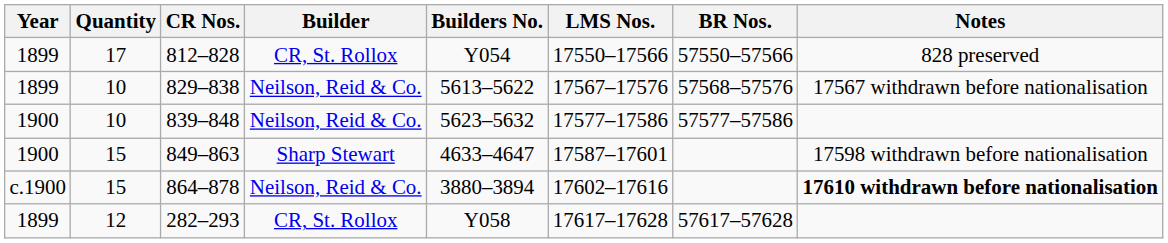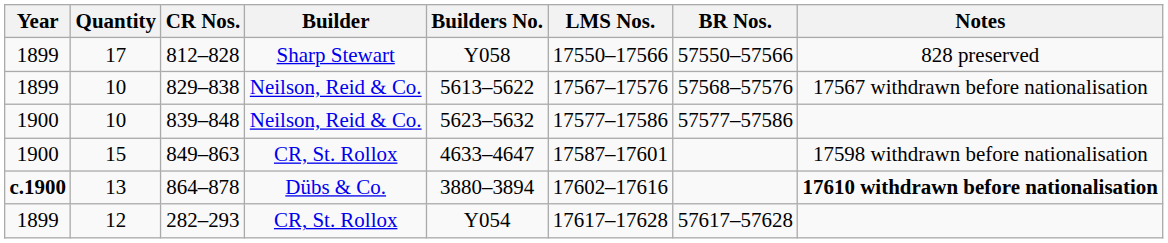(336, 54) CR, St. Rollox -> (336, 54) Sharp Stewart
(487, 54) Y054 -> (487, 54) Y058
(336, 154) Sharp Stewart -> (336, 154) CR, St. Rollox
(38, 187) normal -> (38, 187) bold
(116, 187) 15 -> (116, 187) 13
(336, 187) Neilson, Reid & Co. -> (336, 187) Dübs & Co.
(487, 220) Y058 -> (487, 220) Y054
